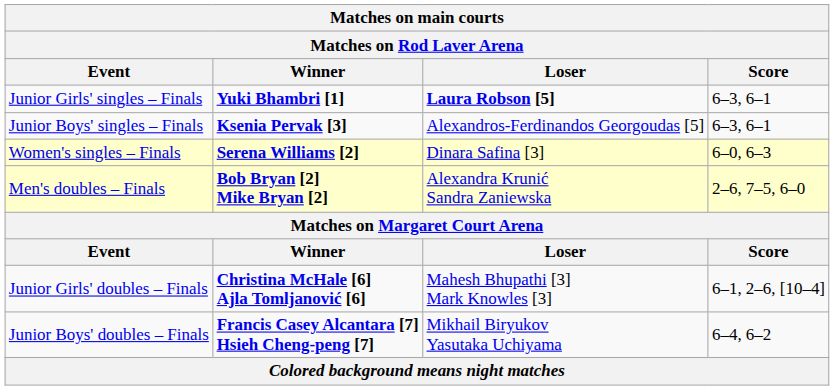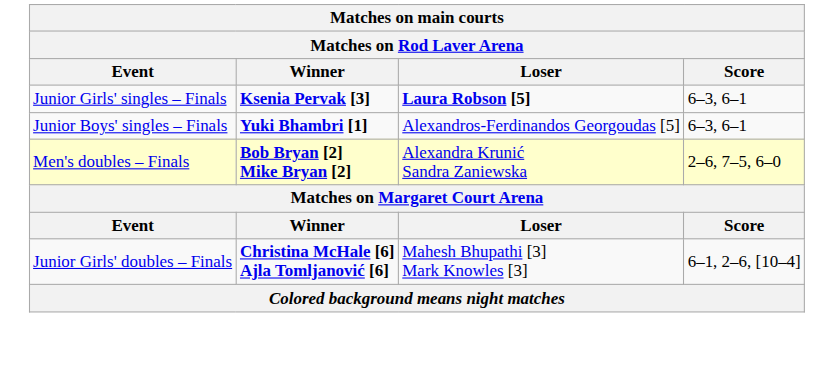(280, 98) Yuki Bhambri [1] -> (305, 98) Ksenia Pervak [3]
(282, 125) Ksenia Pervak [3] -> (304, 125) Yuki Bhambri [1]
- row: (95, 152)
- row: (109, 334)
